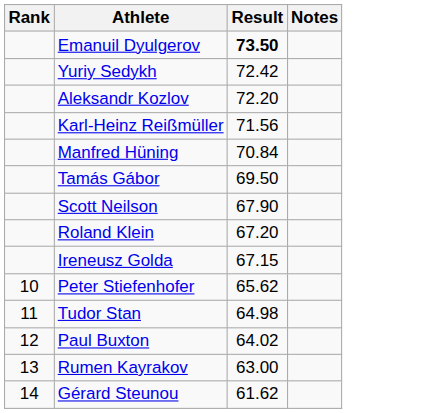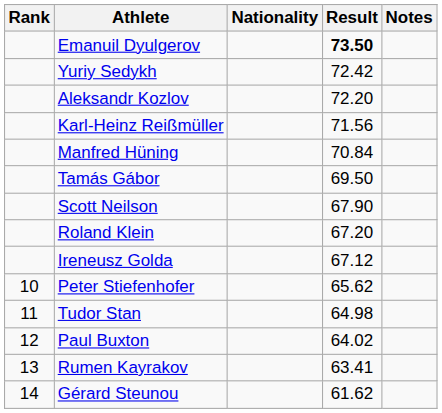+ column: (275, 17)
(257, 260) 67.15 -> (352, 260) 67.12
(257, 367) 63.00 -> (352, 367) 63.41
